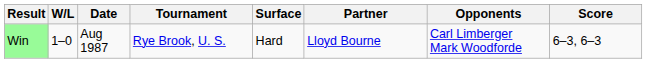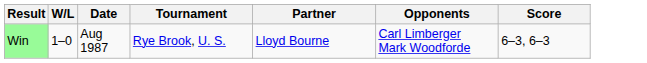- column: (279, 14)
